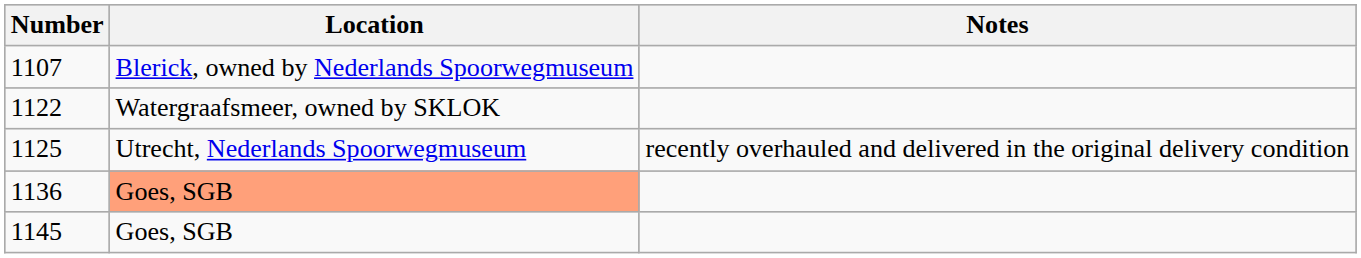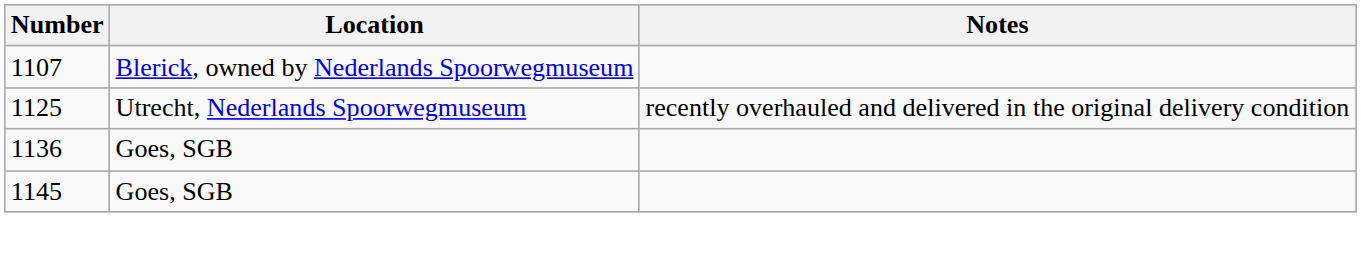- row: (36, 107)
(174, 190) lightsalmon background -> (174, 149) no background
